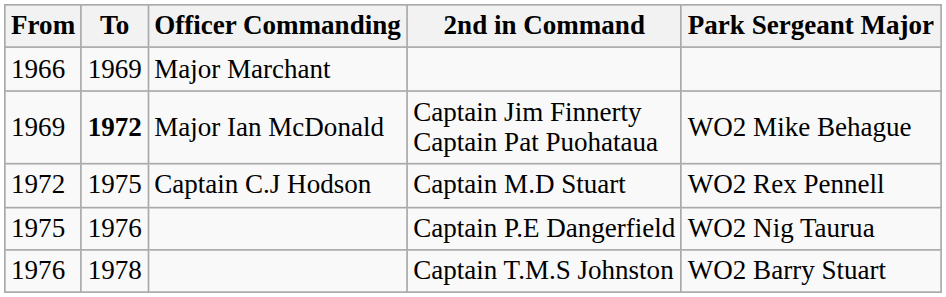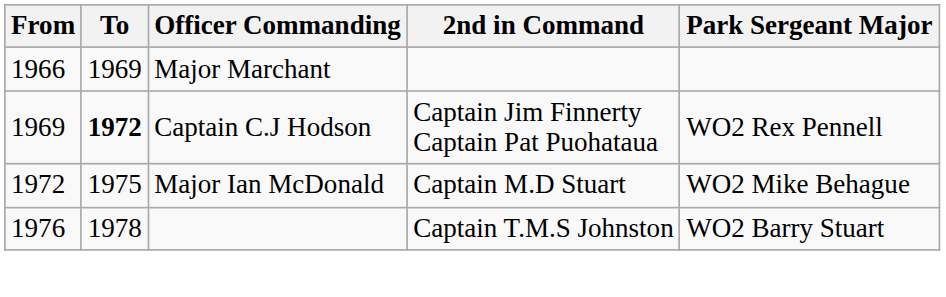(269, 126) Major Ian McDonald -> (263, 126) Captain C.J Hodson
(800, 126) WO2 Mike Behague -> (785, 126) WO2 Rex Pennell
(263, 185) Captain C.J Hodson -> (269, 185) Major Ian McDonald
(786, 185) WO2 Rex Pennell -> (798, 185) WO2 Mike Behague
- row: (544, 227)
